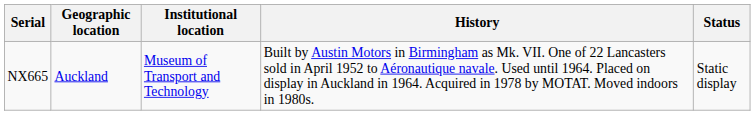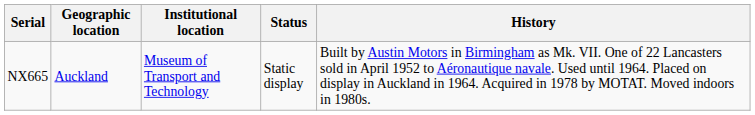columns swapped: (722, 23) <-> (477, 23)
